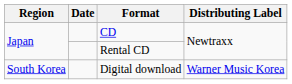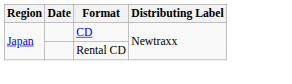- row: (141, 69)
